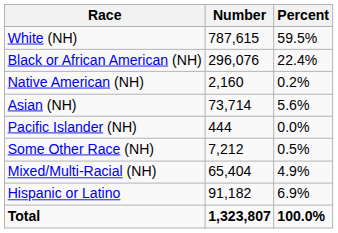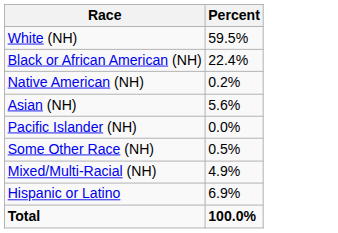- column: (240, 15)
